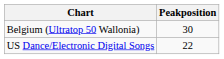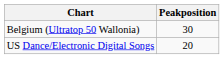(188, 45) 22 -> (188, 45) 20
